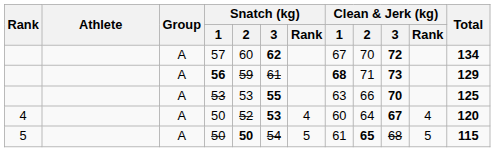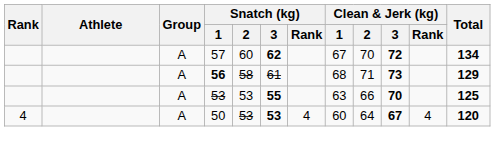(246, 75) 59 -> (246, 75) 58
(339, 75) bold -> (339, 75) normal
(246, 116) 52 -> (246, 116) 53
- row: (23, 136)
